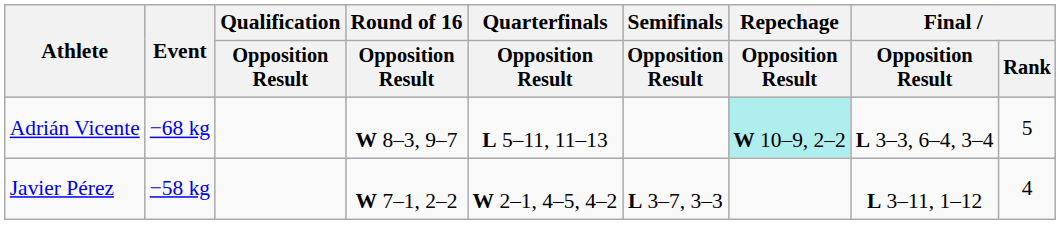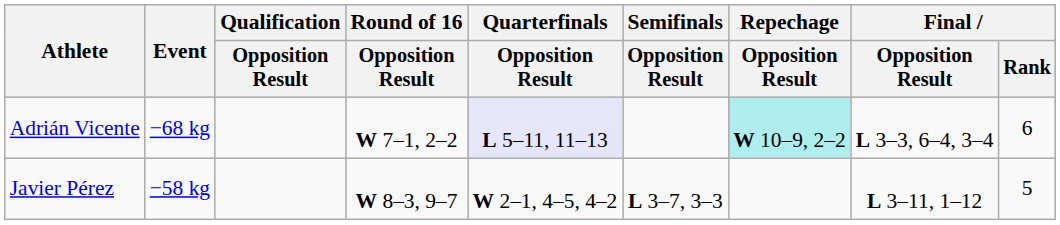(407, 140) W 8–3, 9–7 -> (407, 140) W 7–1, 2–2
(545, 140) no background -> (545, 140) lavender background
(1027, 127) 5 -> (1027, 127) 6
(407, 201) W 7–1, 2–2 -> (407, 201) W 8–3, 9–7
(1027, 188) 4 -> (1027, 188) 5
